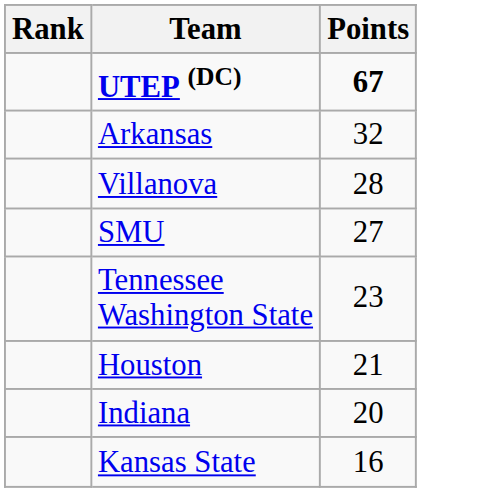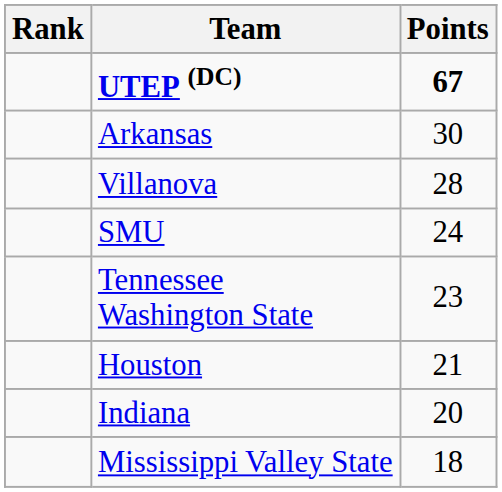(368, 134) 32 -> (448, 134) 30
(368, 232) 27 -> (448, 232) 24
+ row: (245, 461)
- row: (177, 461)
